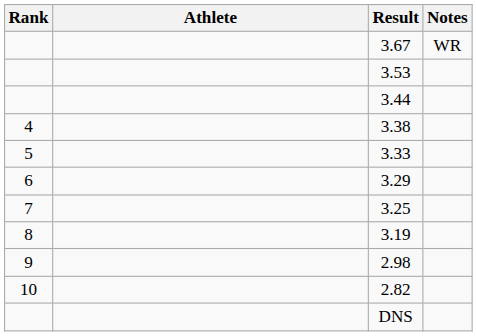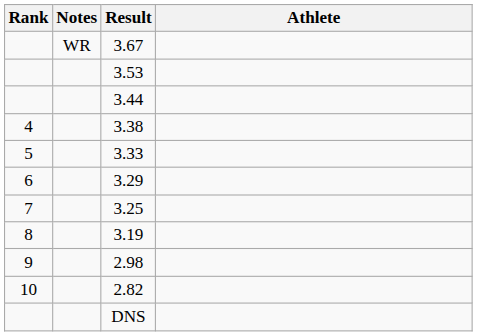columns swapped: (210, 18) <-> (447, 18)
